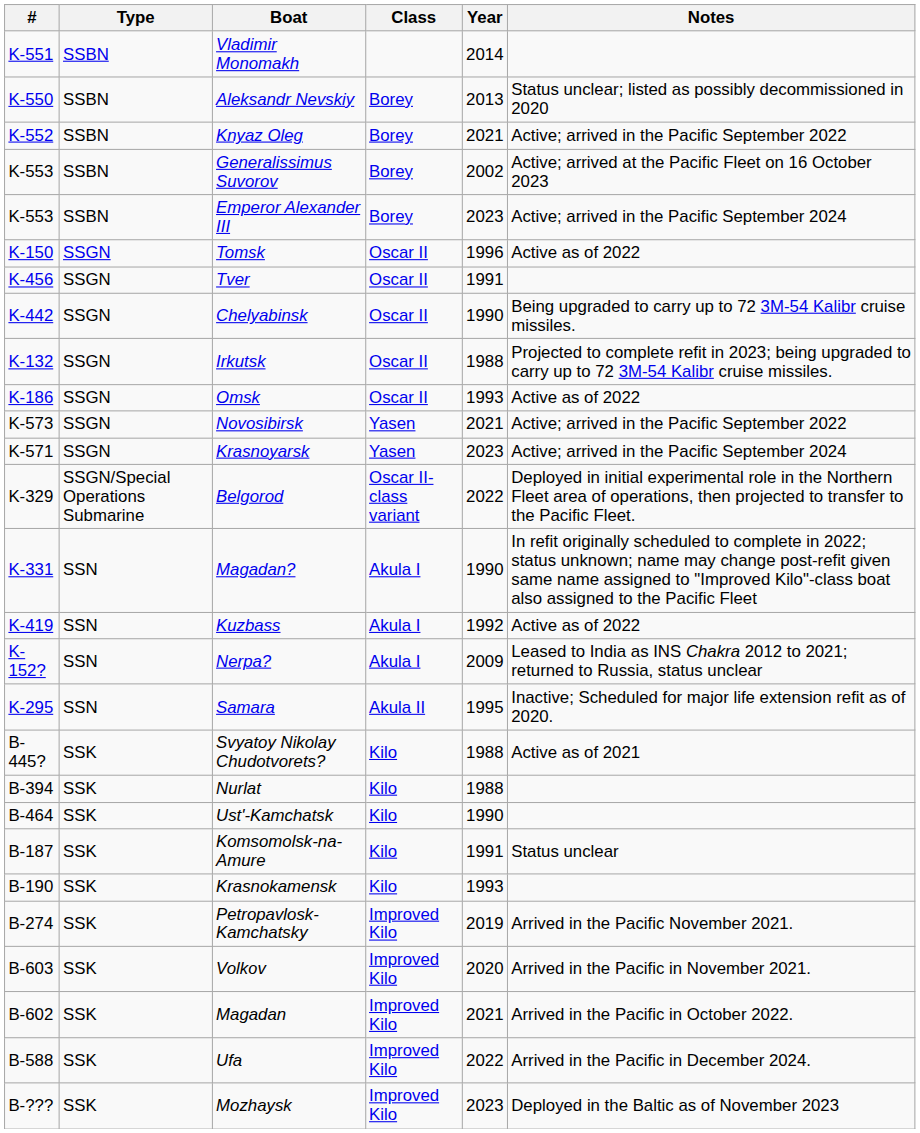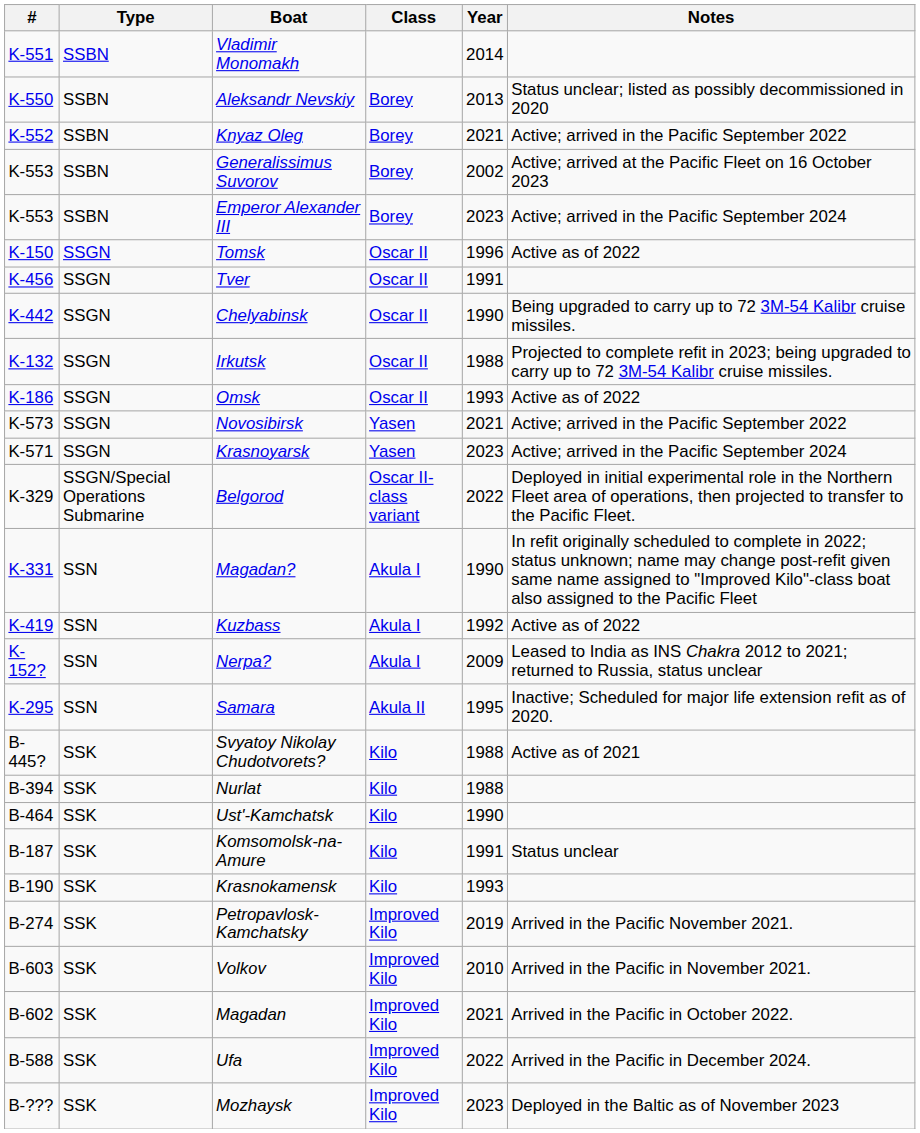(485, 969) 2020 -> (485, 969) 2010
